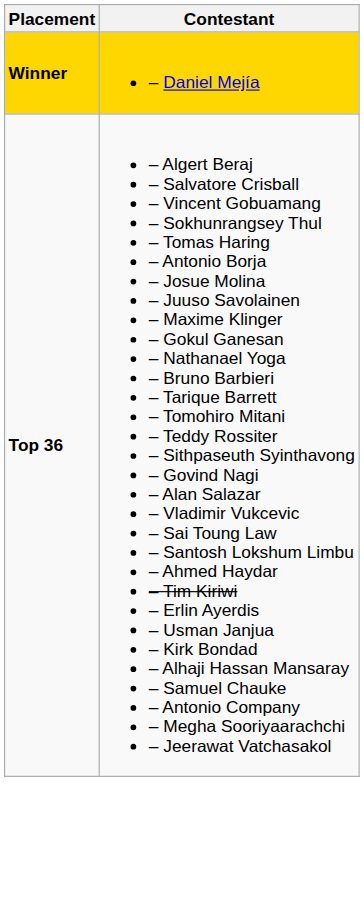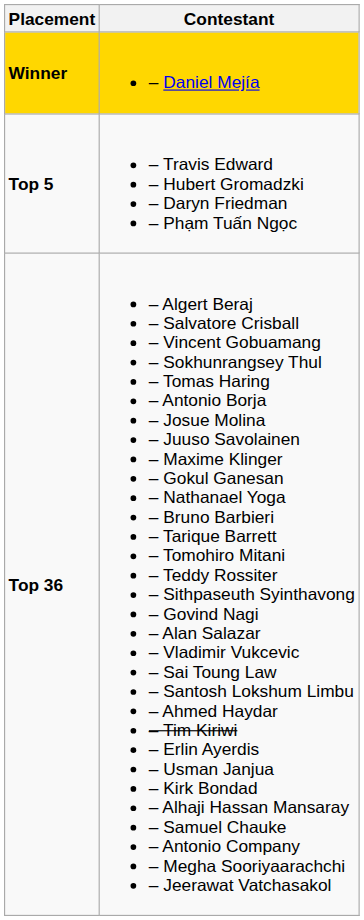+ row: (31, 183)
